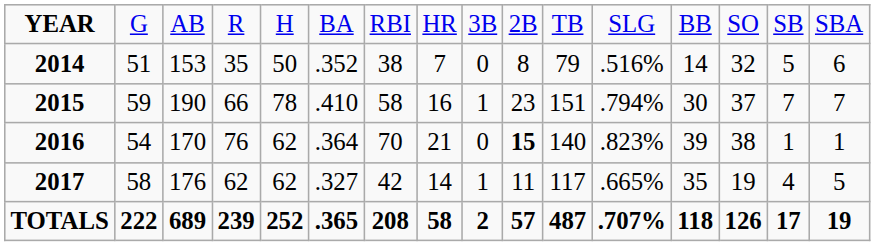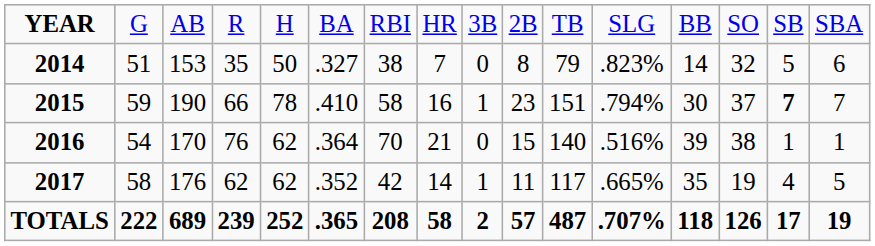(336, 63) .352 -> (336, 63) .327
(632, 63) .516% -> (632, 63) .823%
(788, 102) normal -> (788, 102) bold
(523, 142) bold -> (523, 142) normal
(632, 142) .823% -> (632, 142) .516%
(336, 181) .327 -> (336, 181) .352
